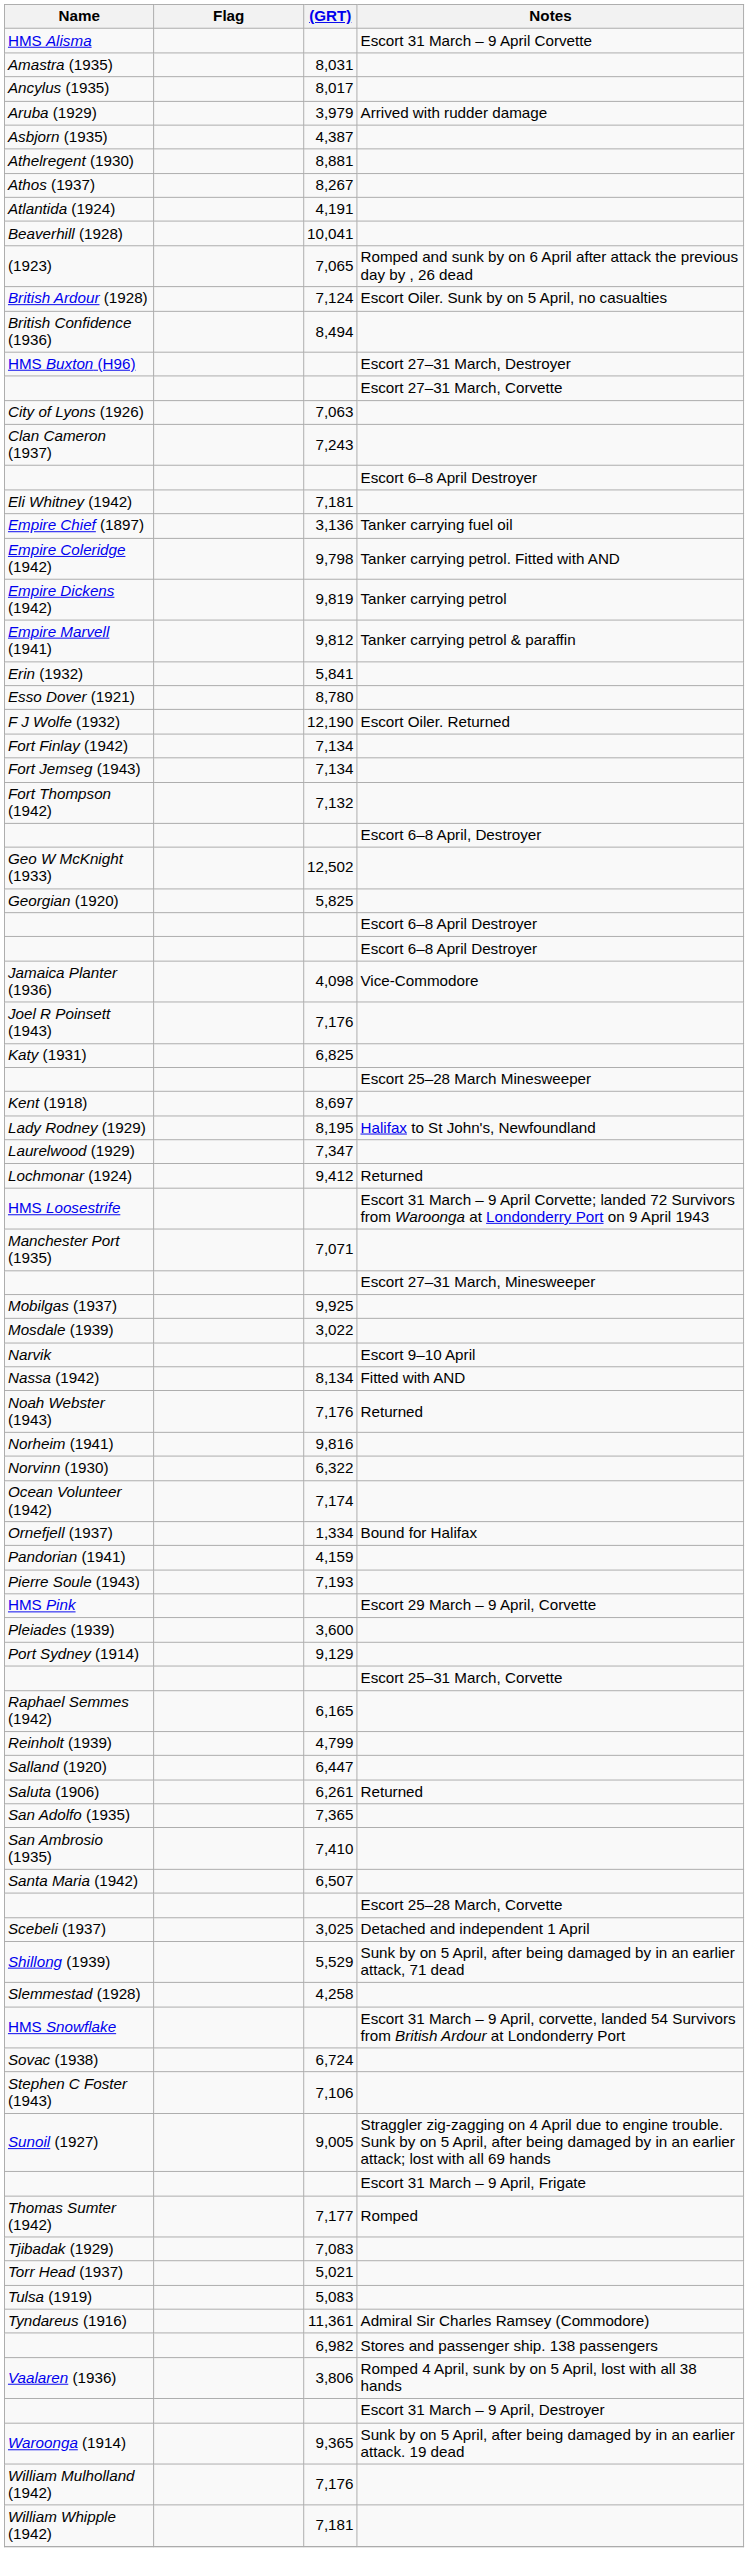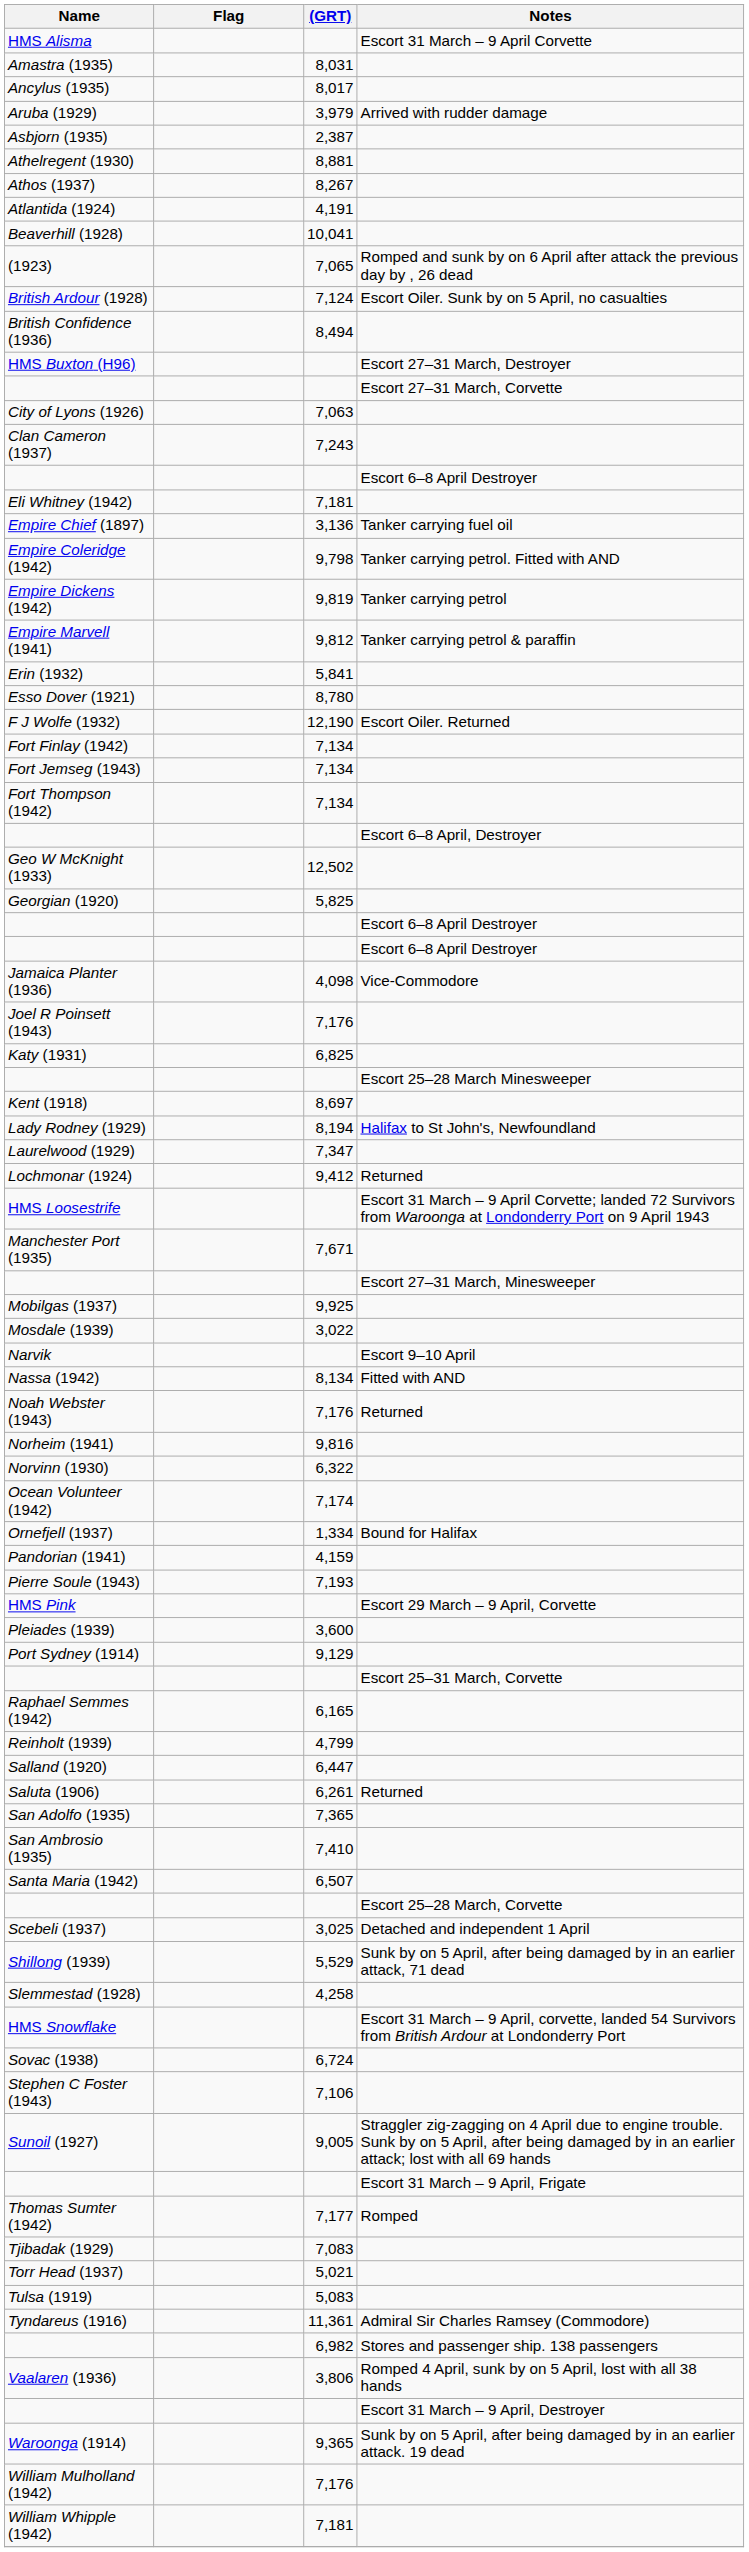(334, 137) 4,387 -> (334, 137) 2,387
(334, 802) 7,132 -> (334, 802) 7,134
(334, 1127) 8,195 -> (334, 1127) 8,194
(334, 1249) 7,071 -> (334, 1249) 7,671
